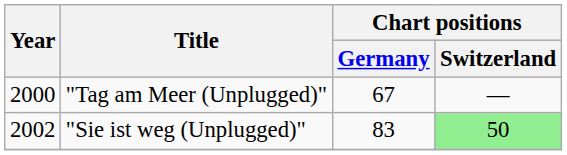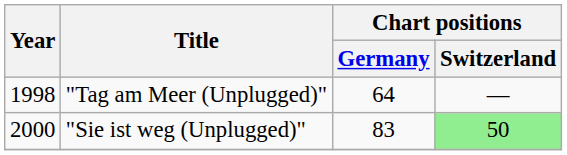(33, 94) 2000 -> (33, 94) 1998
(384, 94) 67 -> (384, 94) 64
(33, 130) 2002 -> (33, 130) 2000
